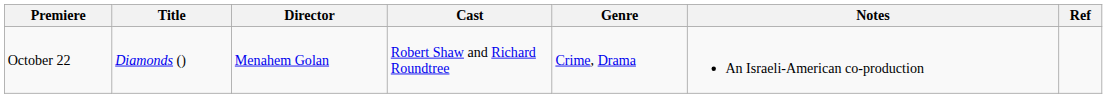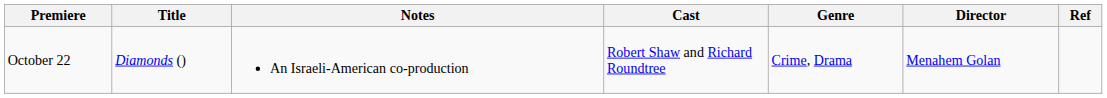columns swapped: (310, 15) <-> (873, 15)
